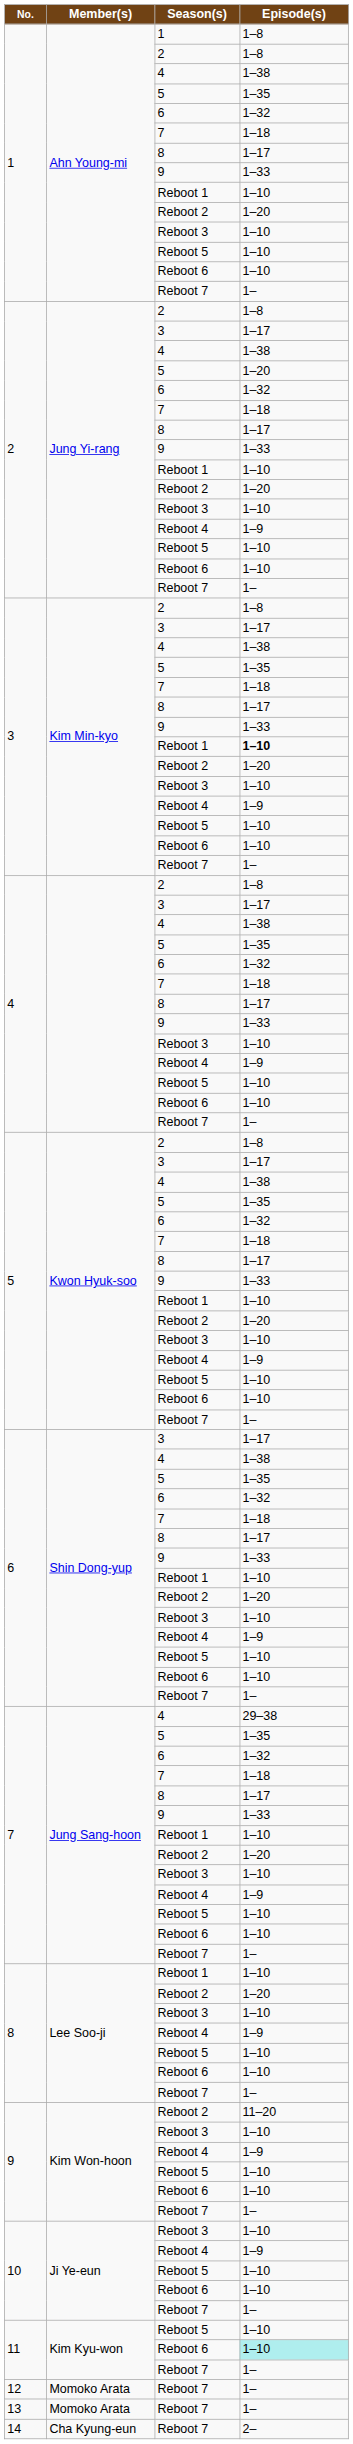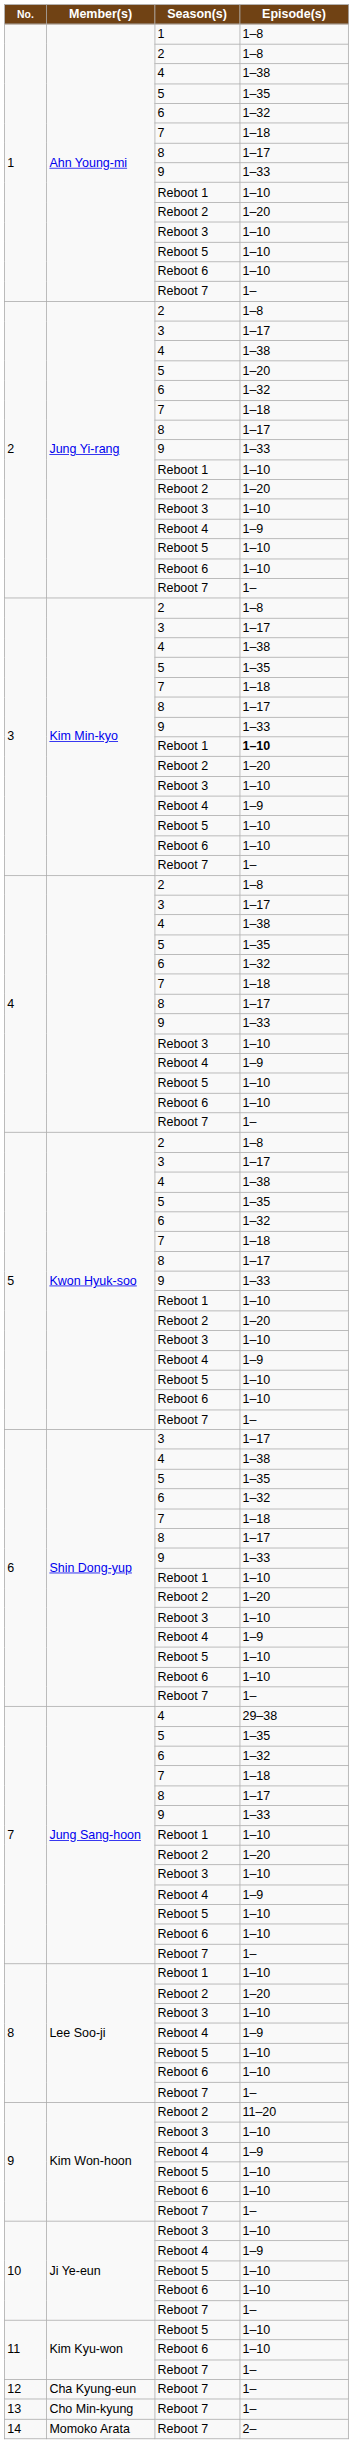(256, 2349) paleturquoise background -> (256, 2349) no background
(90, 2389) Momoko Arata -> (93, 2389) Cha Kyung-eun
(90, 2409) Momoko Arata -> (91, 2409) Cho Min-kyung
(93, 2429) Cha Kyung-eun -> (90, 2429) Momoko Arata
